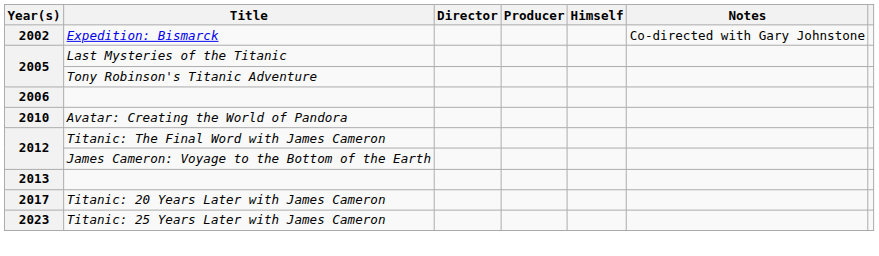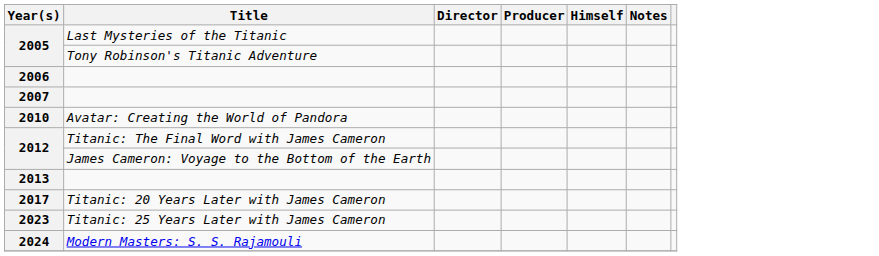- row: (34, 35)
+ row: (34, 97)
+ row: (34, 241)
